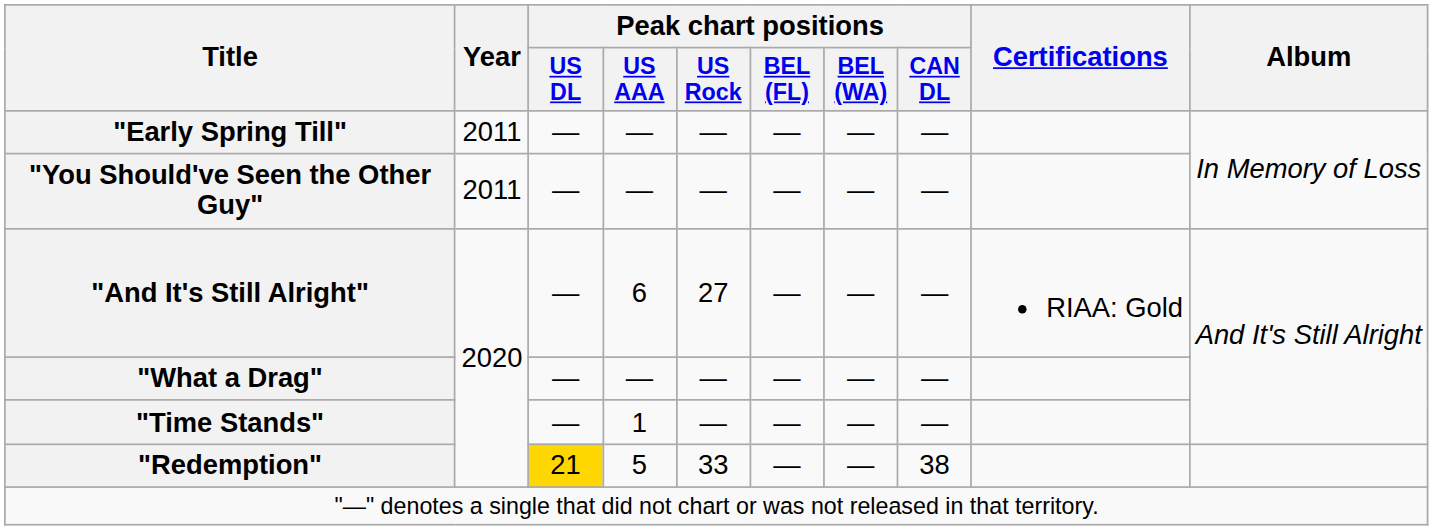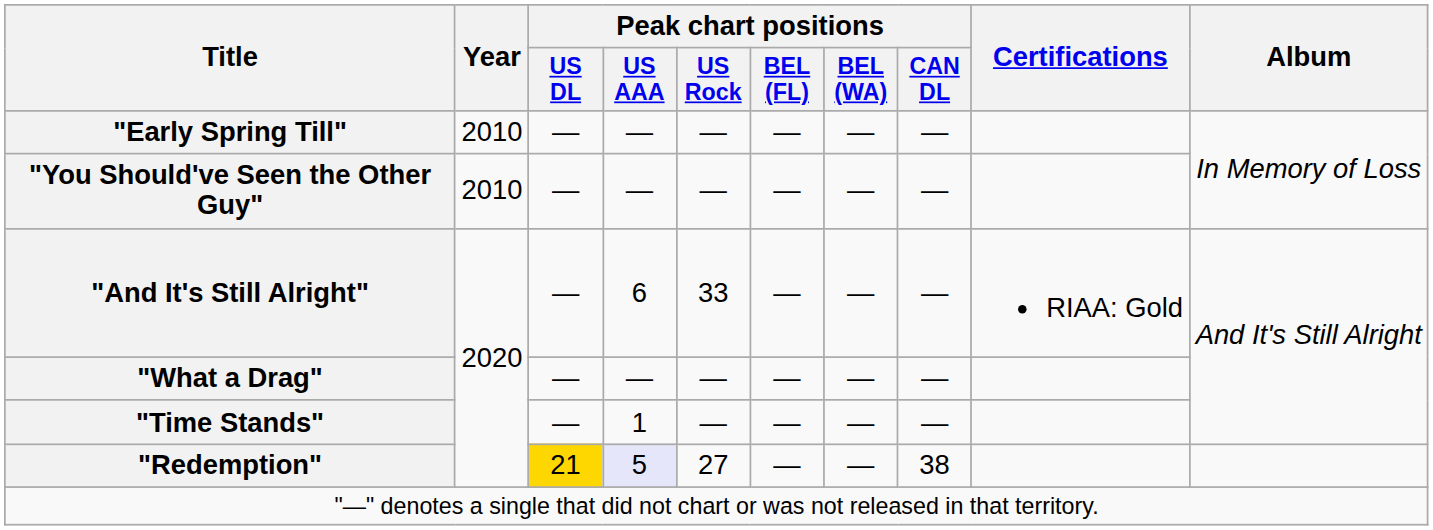(492, 131) 2011 -> (492, 131) 2010
(492, 190) 2011 -> (492, 190) 2010
(713, 292) 27 -> (713, 292) 33
(639, 465) no background -> (639, 465) lavender background
(713, 465) 33 -> (713, 465) 27
